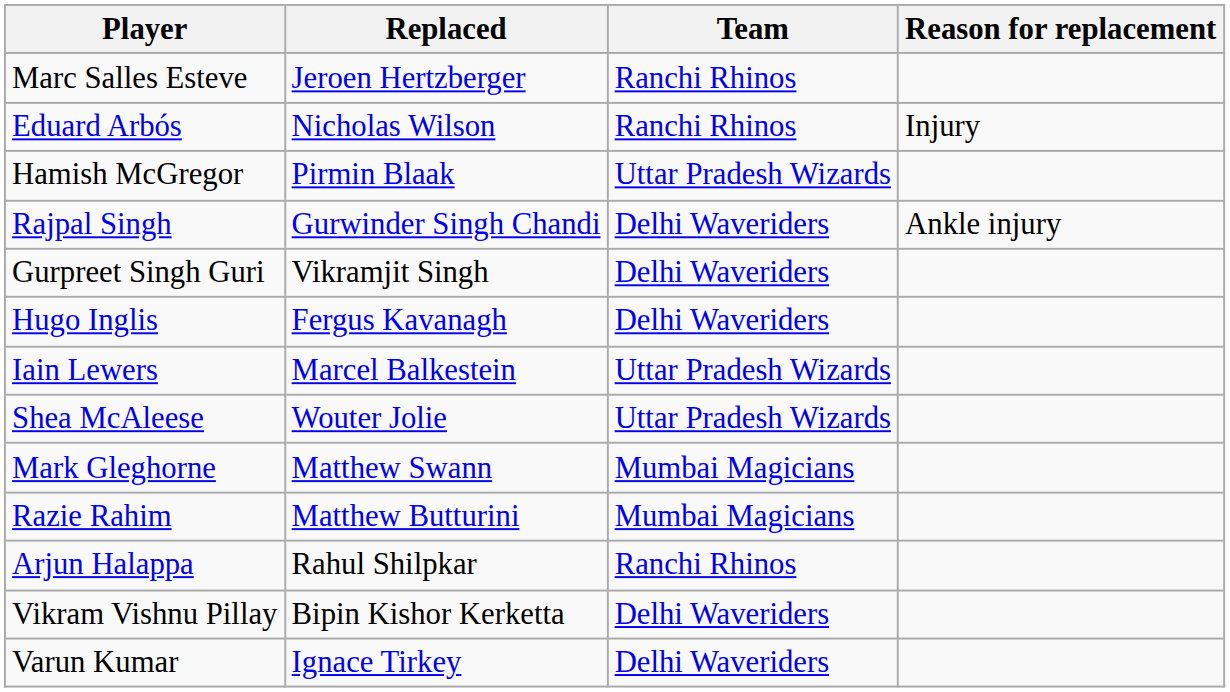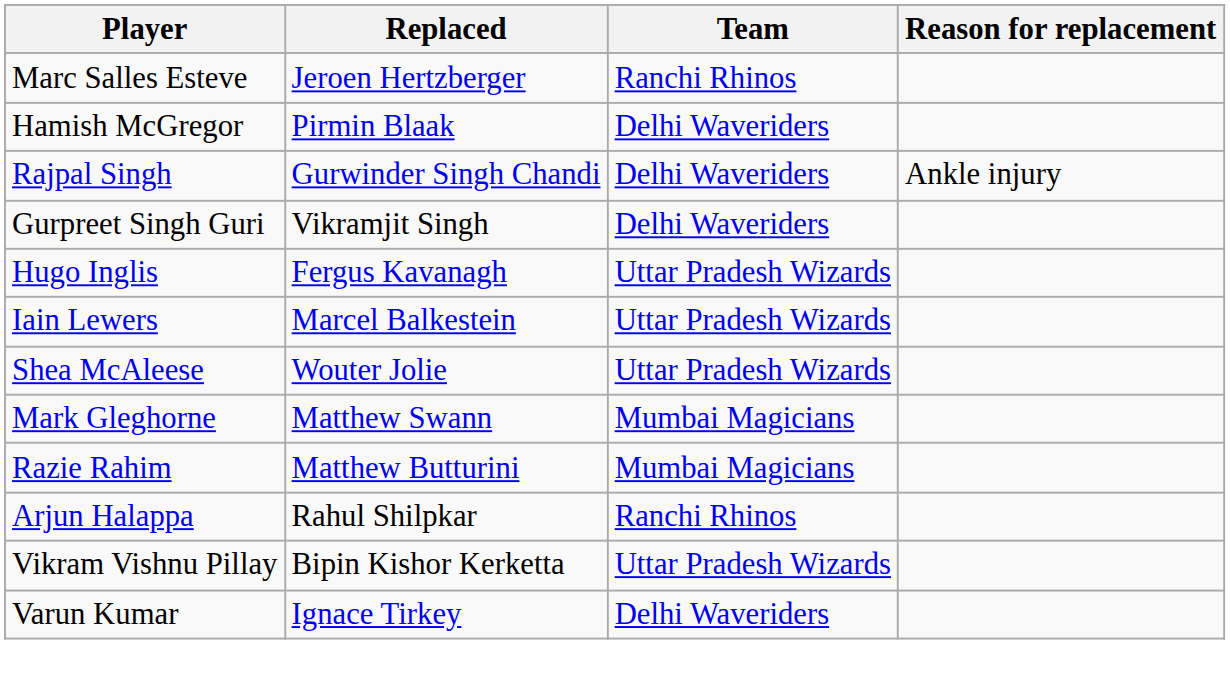- row: (97, 126)
(753, 175) Uttar Pradesh Wizards -> (722, 126) Delhi Waveriders
(722, 321) Delhi Waveriders -> (753, 272) Uttar Pradesh Wizards
(722, 613) Delhi Waveriders -> (753, 564) Uttar Pradesh Wizards
